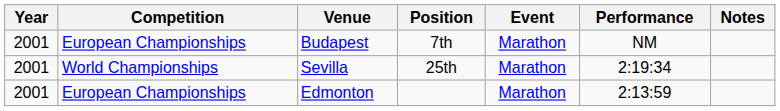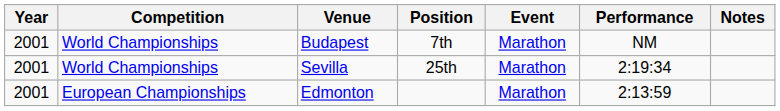(154, 43) European Championships -> (140, 43) World Championships
